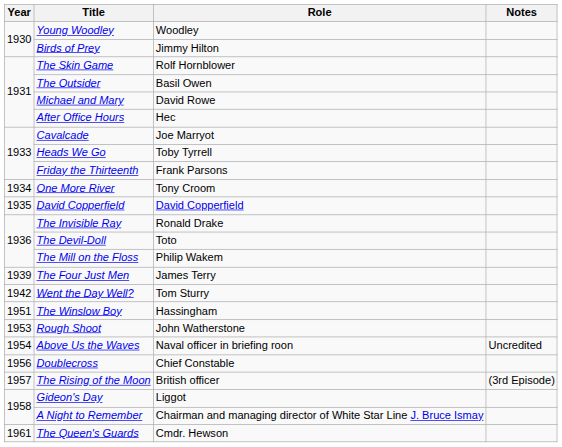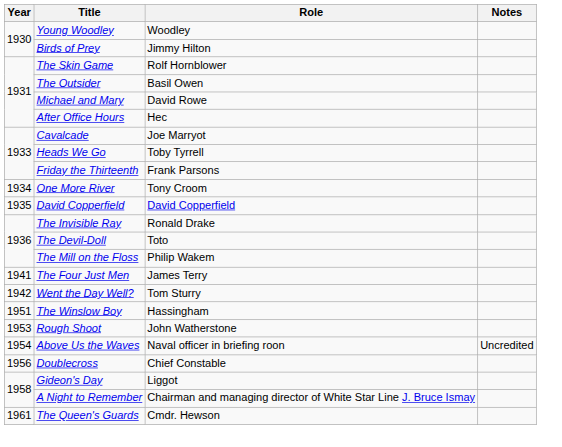(19, 275) 1939 -> (19, 275) 1941
- row: (94, 380)
